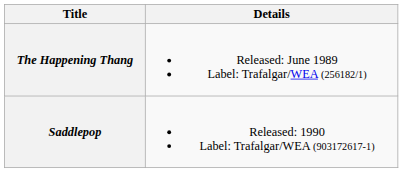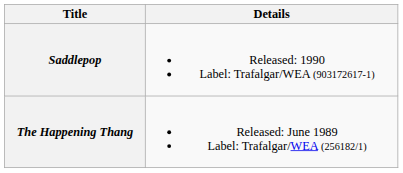rows swapped: (75, 59) <-> (75, 131)
